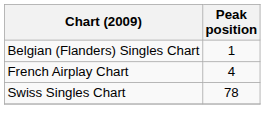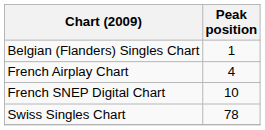+ row: (86, 93)
